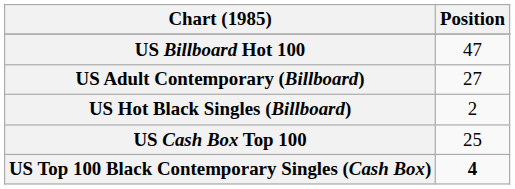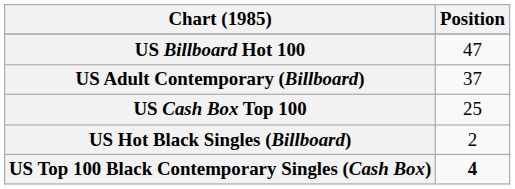(472, 79) 27 -> (472, 79) 37
rows swapped: (220, 109) <-> (220, 139)
